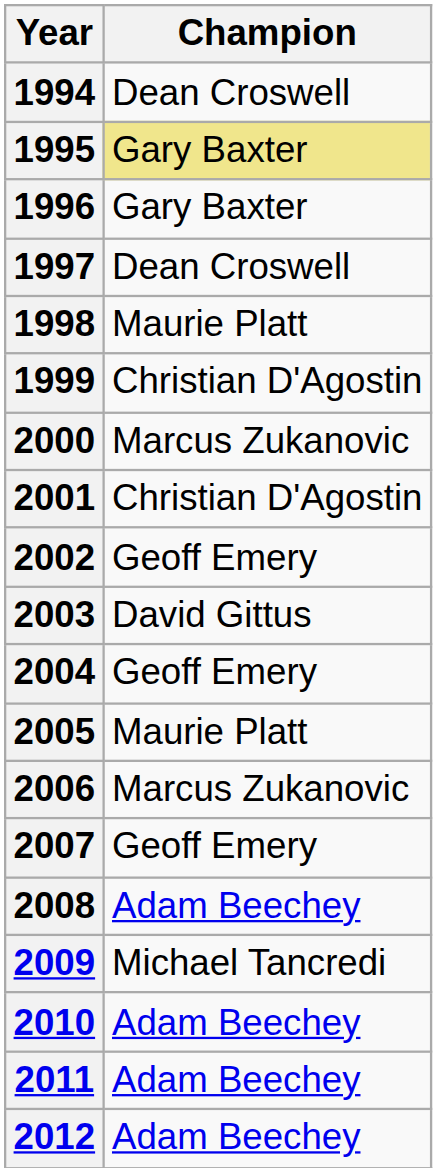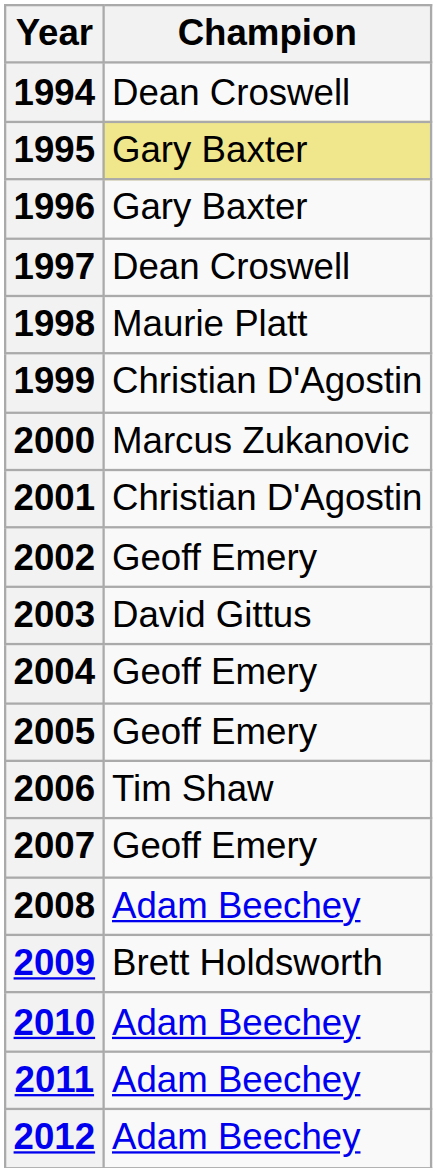(210, 730) Maurie Platt -> (214, 730) Geoff Emery
(261, 788) Marcus Zukanovic -> (193, 788) Tim Shaw
(249, 963) Michael Tancredi -> (247, 963) Brett Holdsworth
